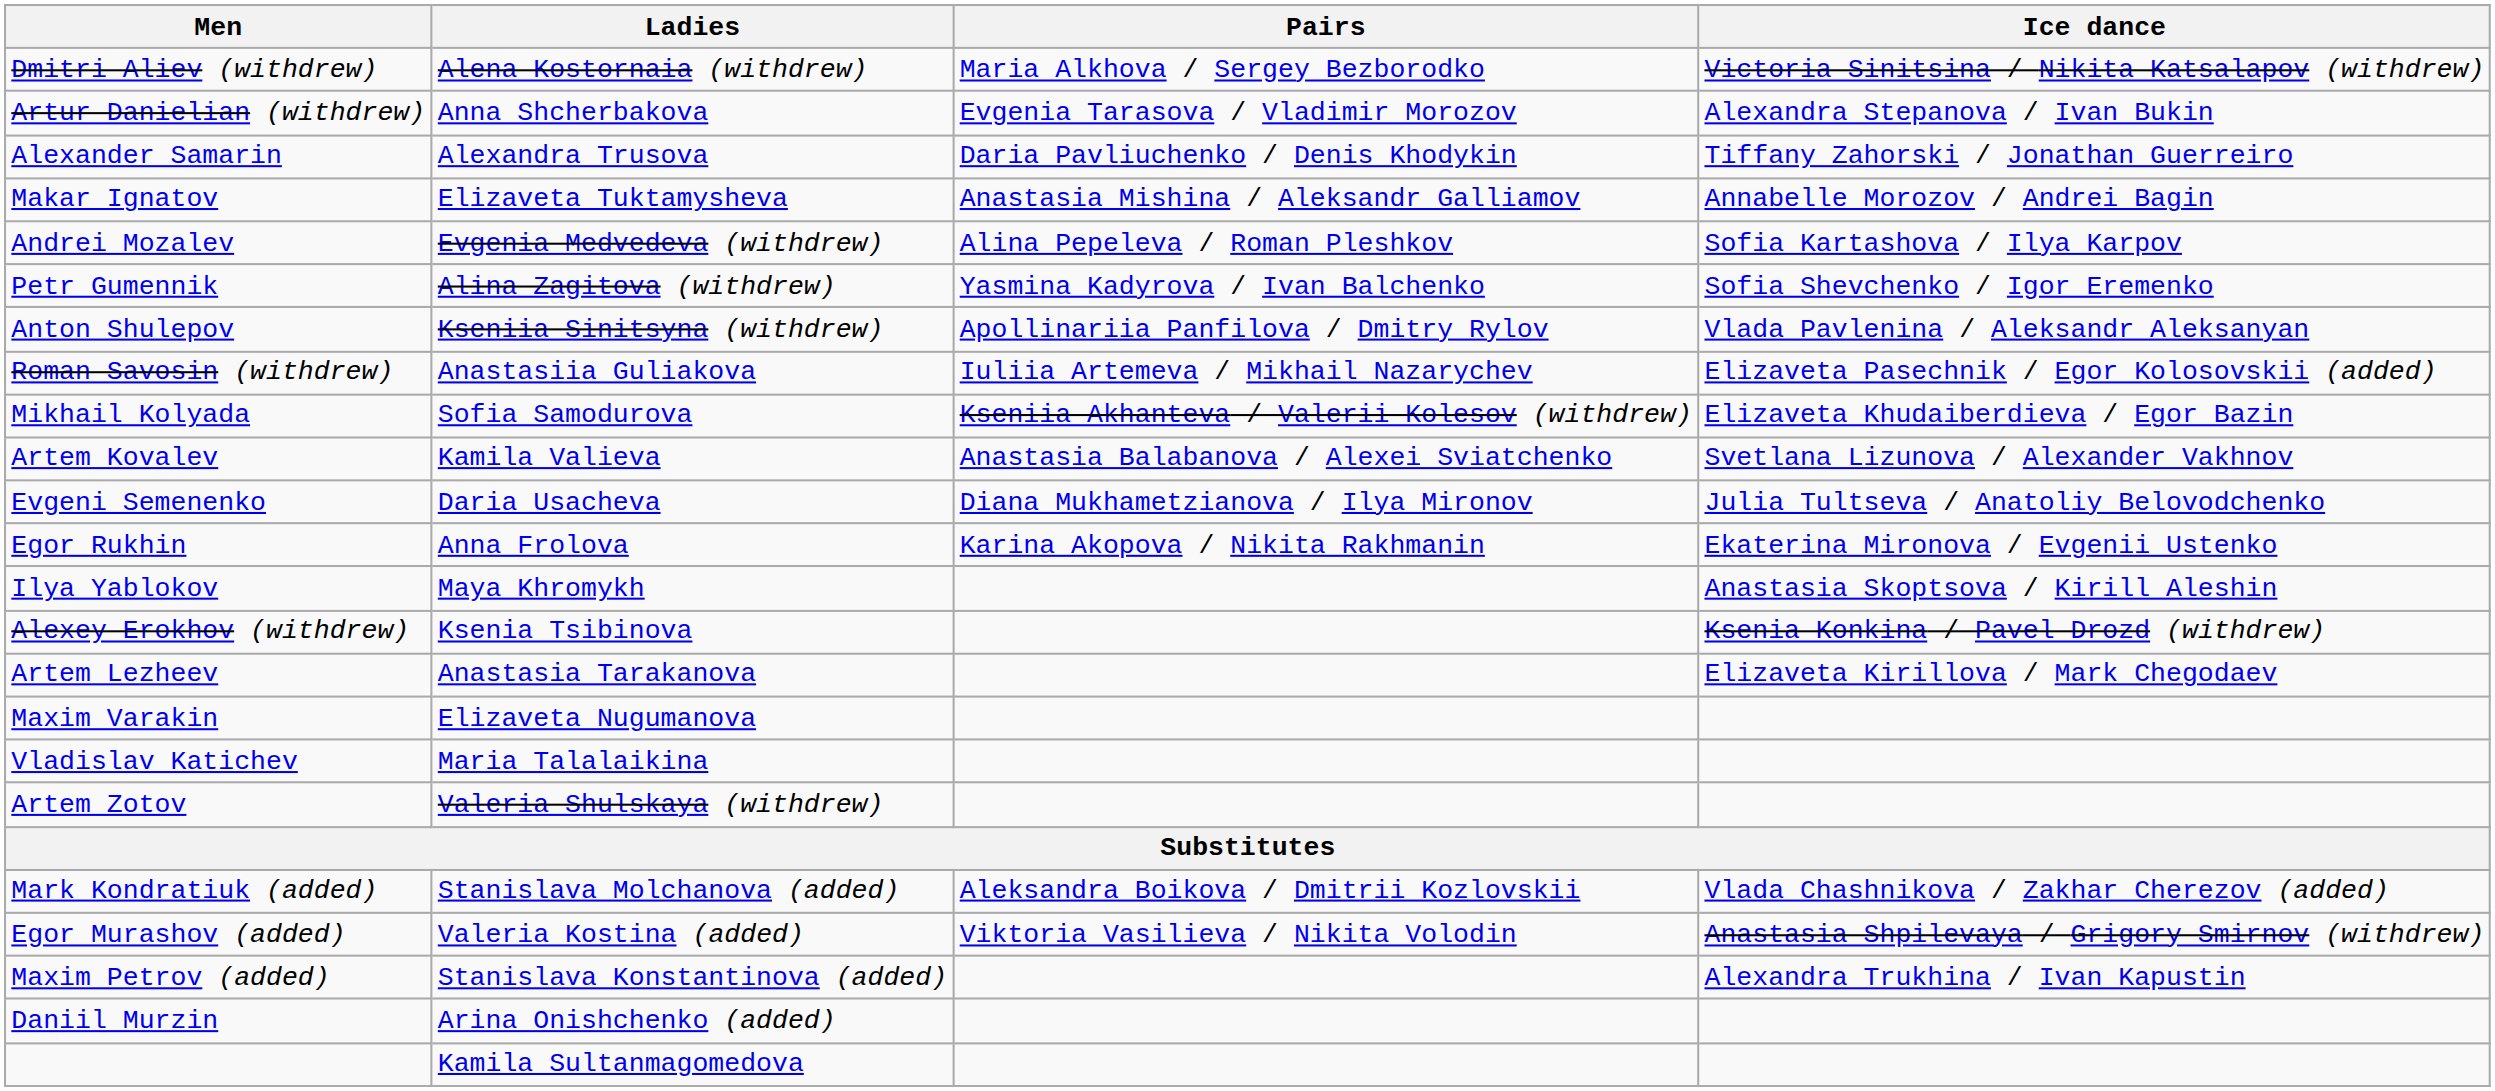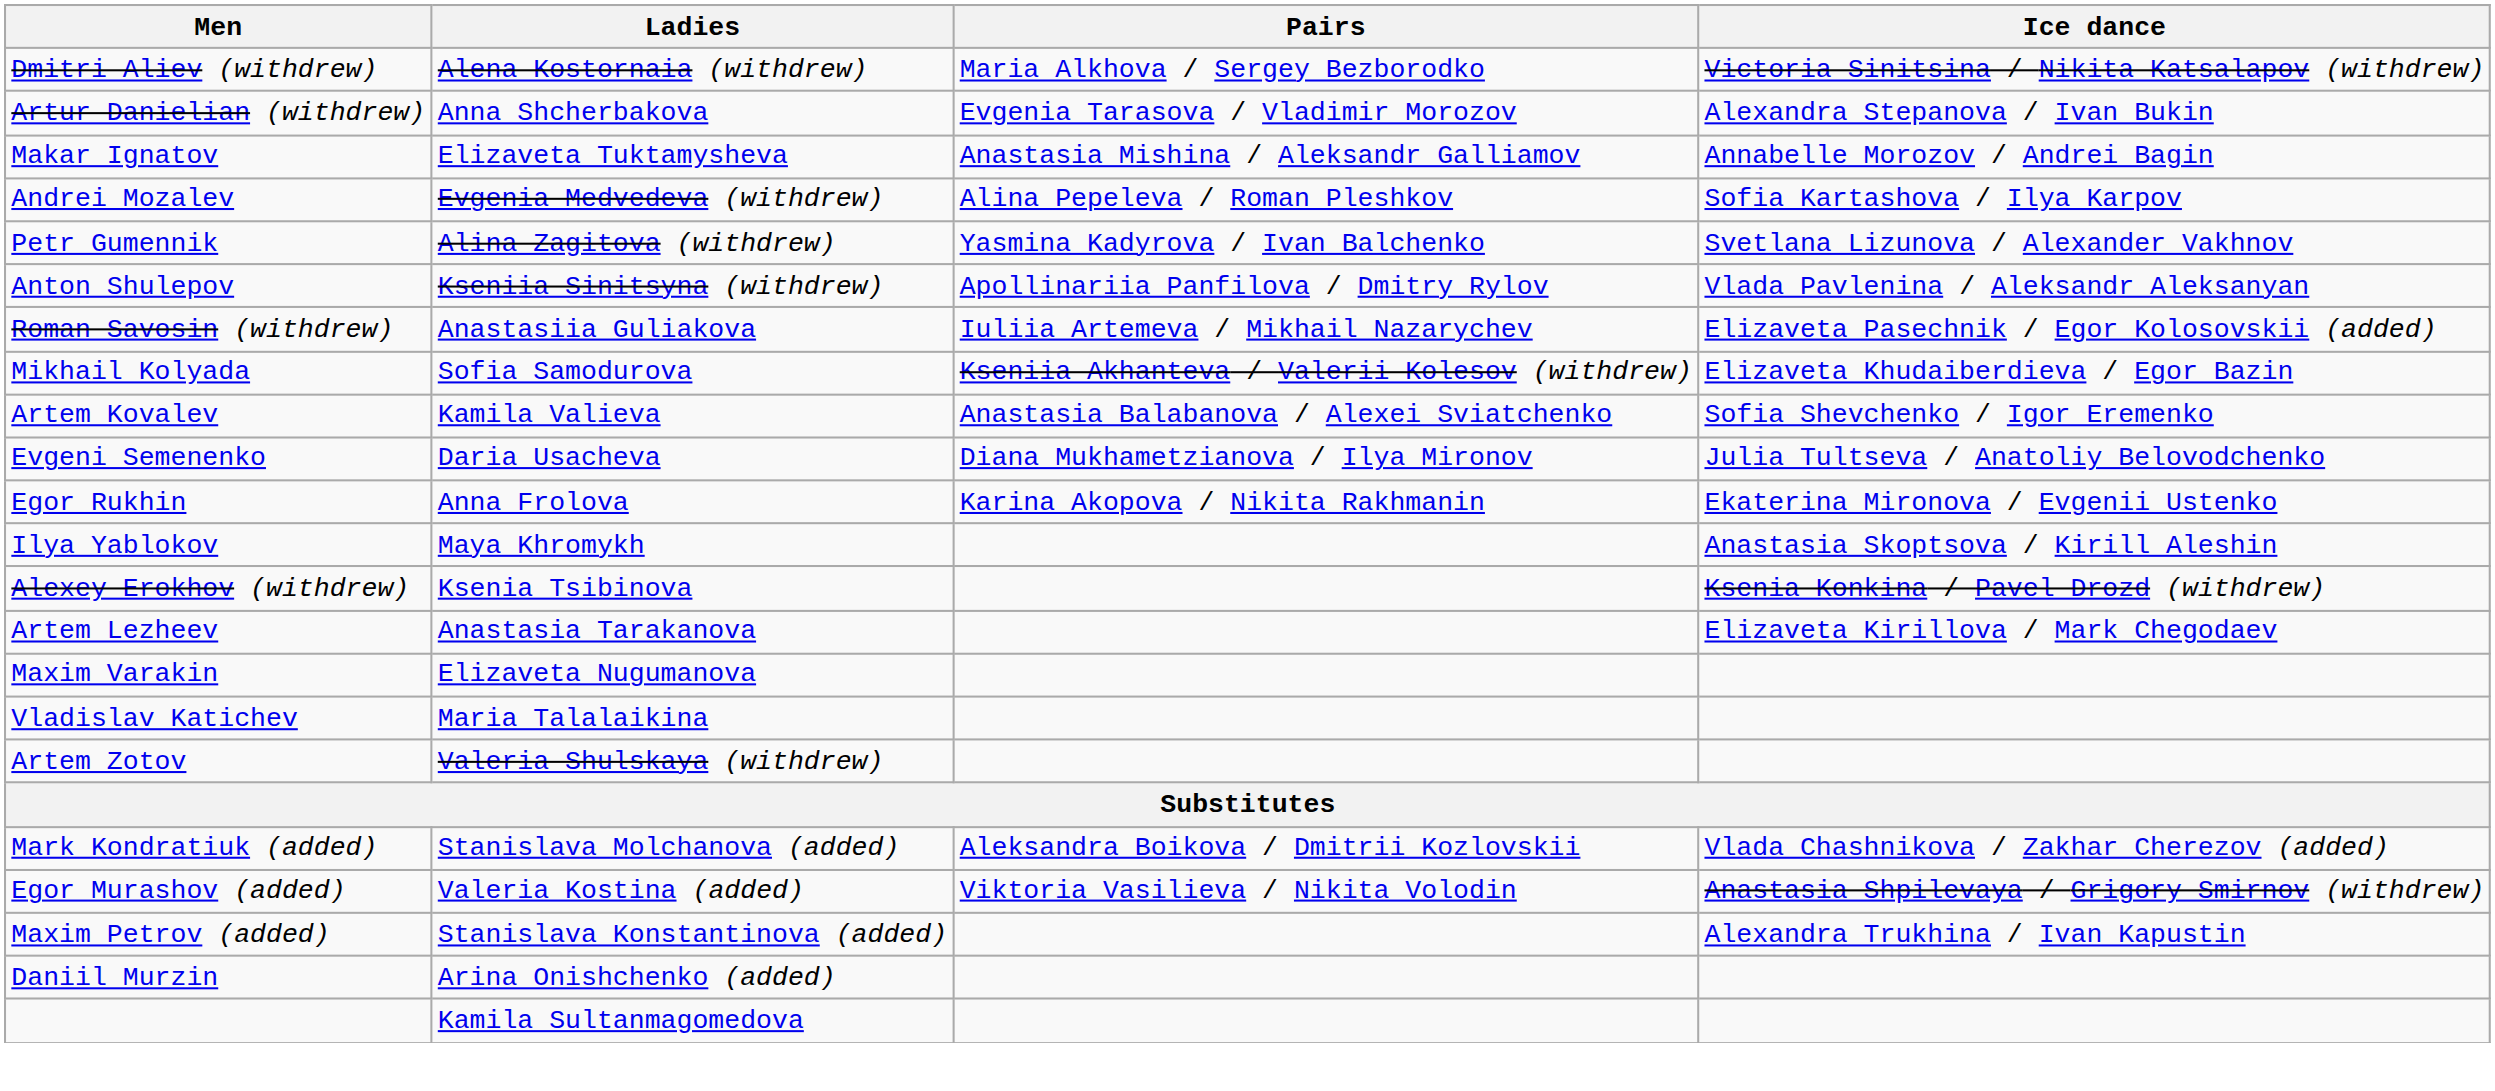- row: (147, 156)
(1959, 286) Sofia Shevchenko / Igor Eremenko -> (1999, 243) Svetlana Lizunova / Alexander Vakhnov
(1999, 459) Svetlana Lizunova / Alexander Vakhnov -> (1959, 416) Sofia Shevchenko / Igor Eremenko
